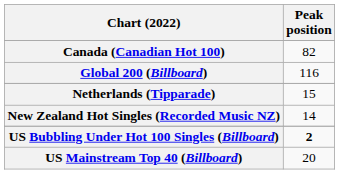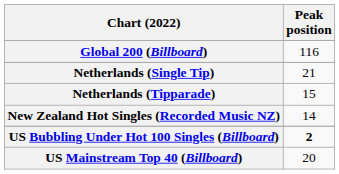- row: (144, 51)
+ row: (144, 72)
